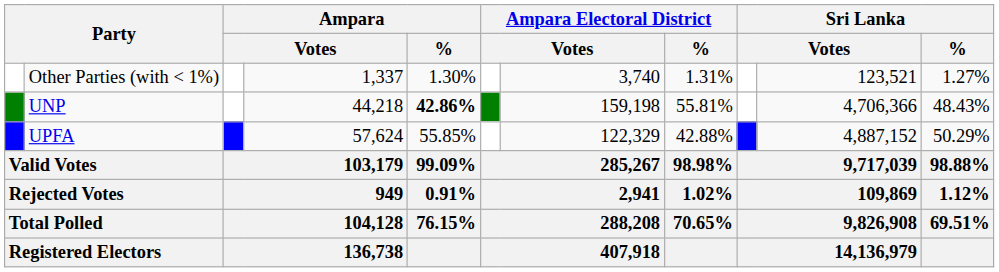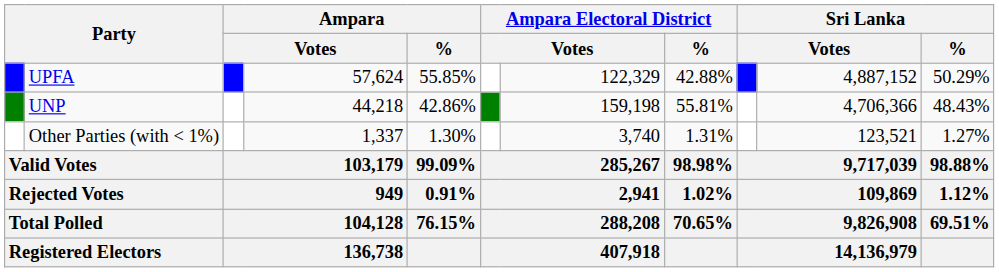rows swapped: (52, 135) <-> (124, 77)
(446, 106) bold -> (448, 106) normal
